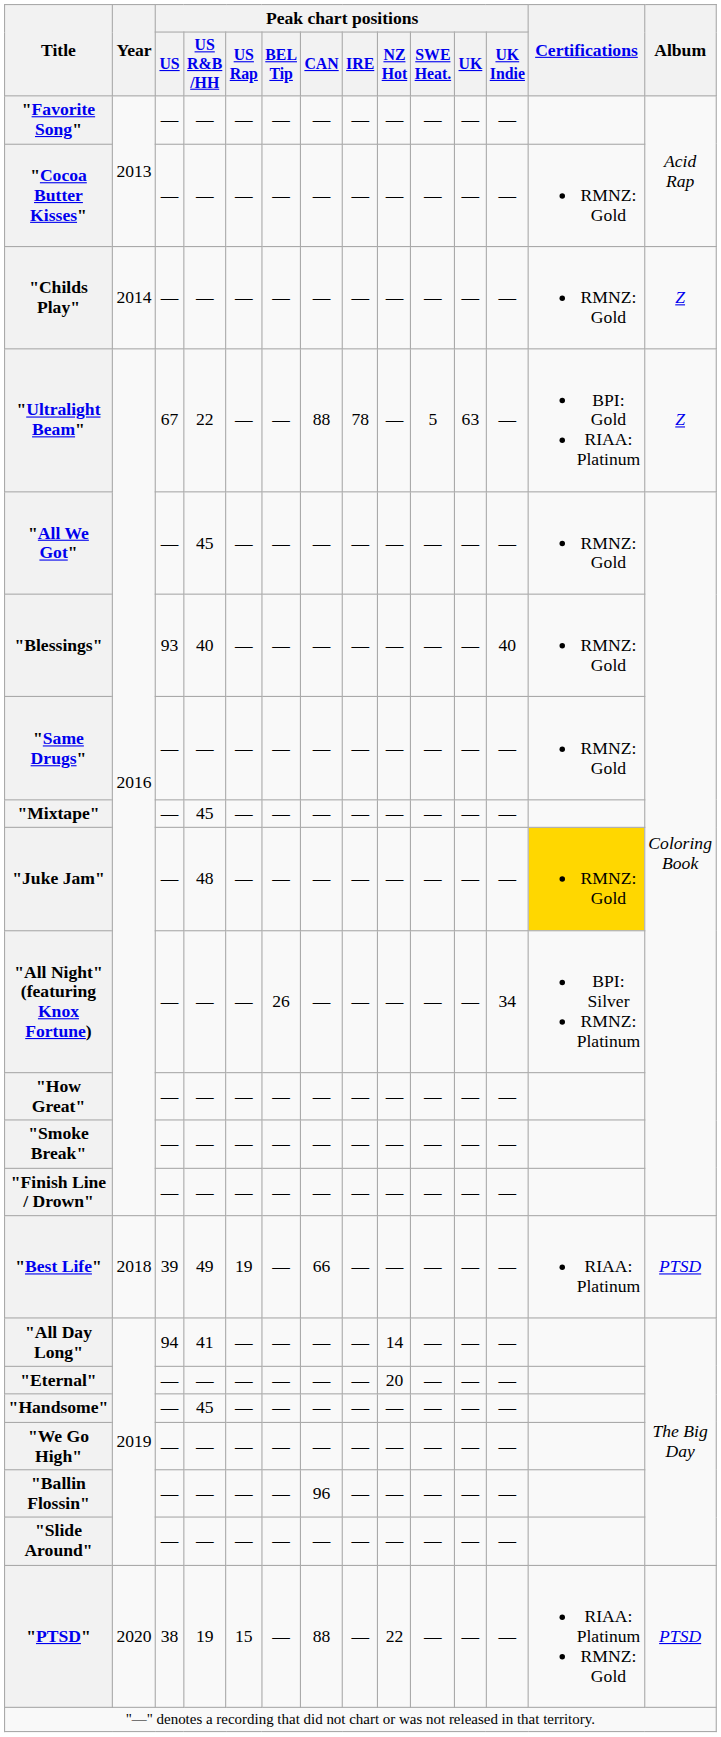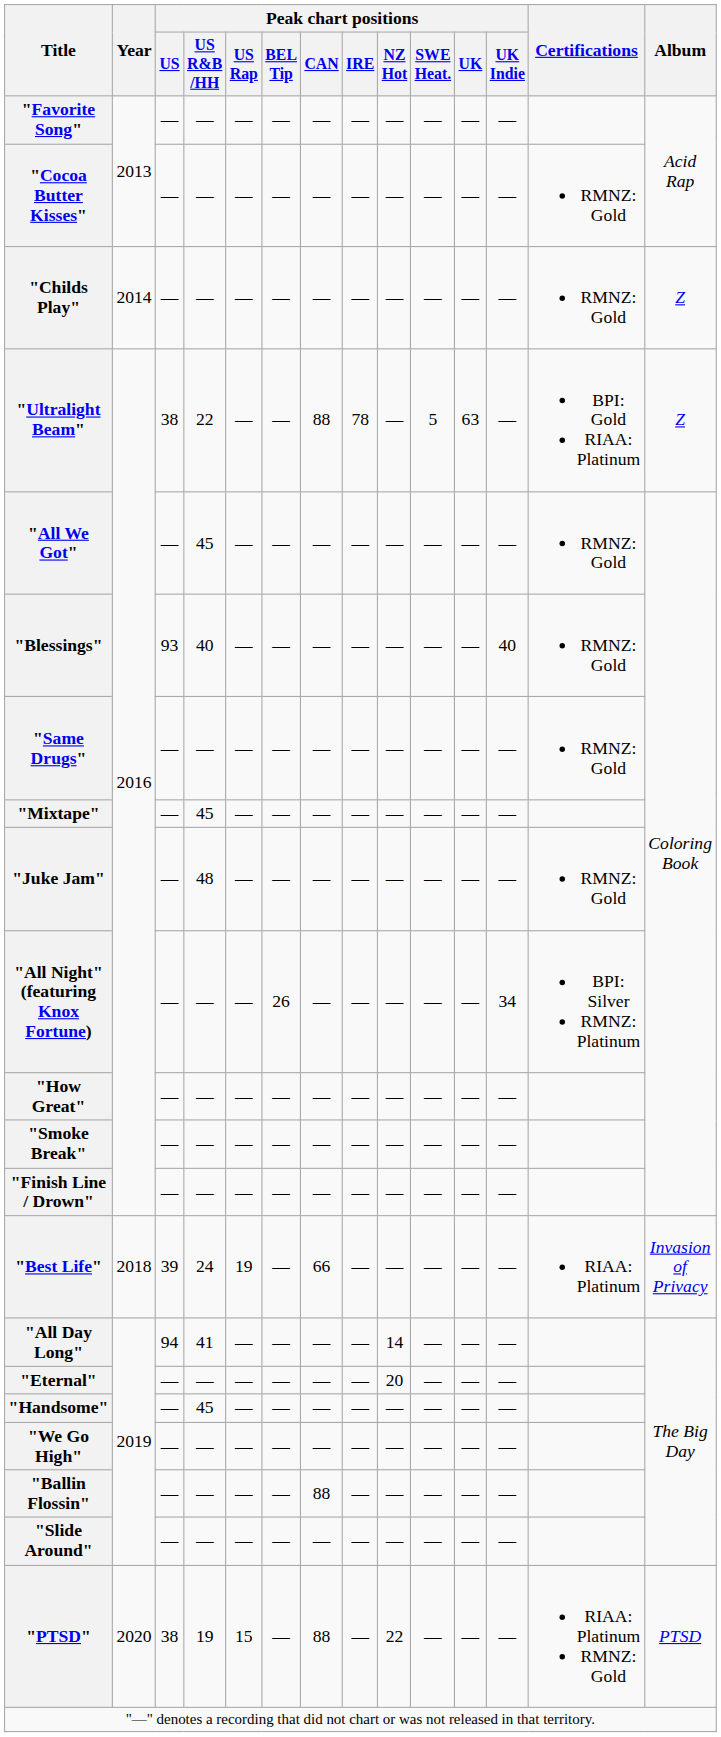(170, 420) 67 -> (170, 420) 38
(586, 889) gold background -> (586, 889) no background
(205, 1266) 49 -> (205, 1266) 24
(680, 1266) PTSD -> (680, 1266) Invasion of Privacy
(322, 1493) 96 -> (322, 1493) 88
